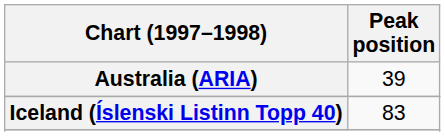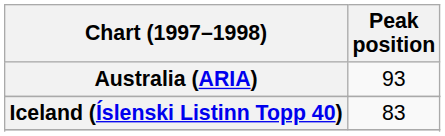(394, 79) 39 -> (394, 79) 93
